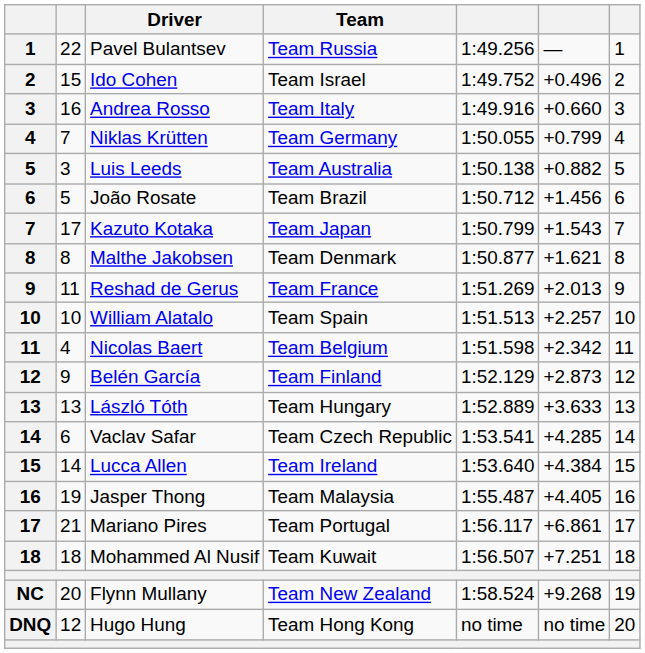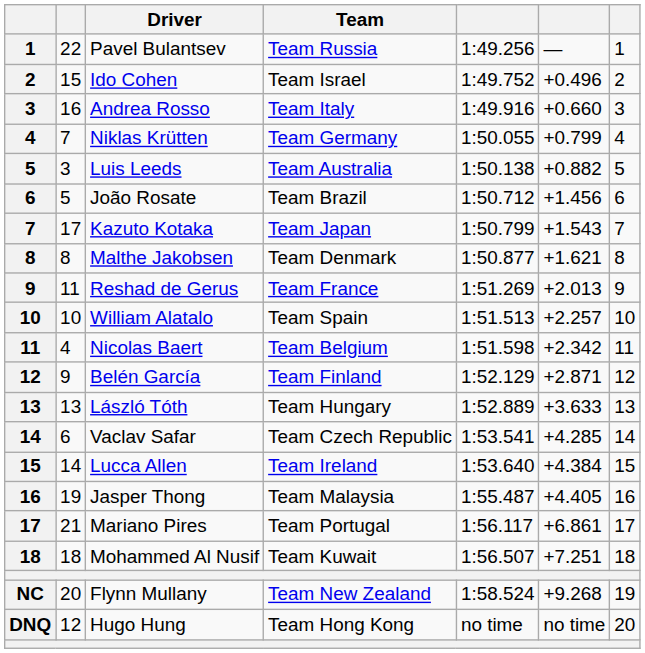(573, 377) +2.873 -> (573, 377) +2.871
